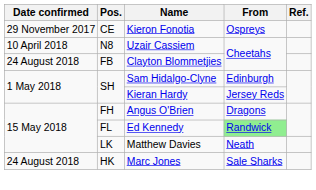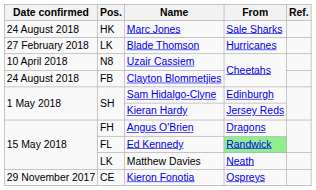rows swapped: (161, 29) <-> (154, 161)
+ row: (163, 45)
